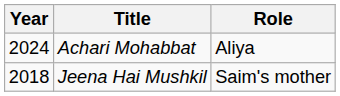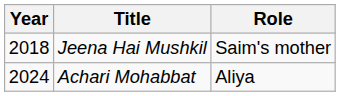rows swapped: (132, 76) <-> (127, 47)
